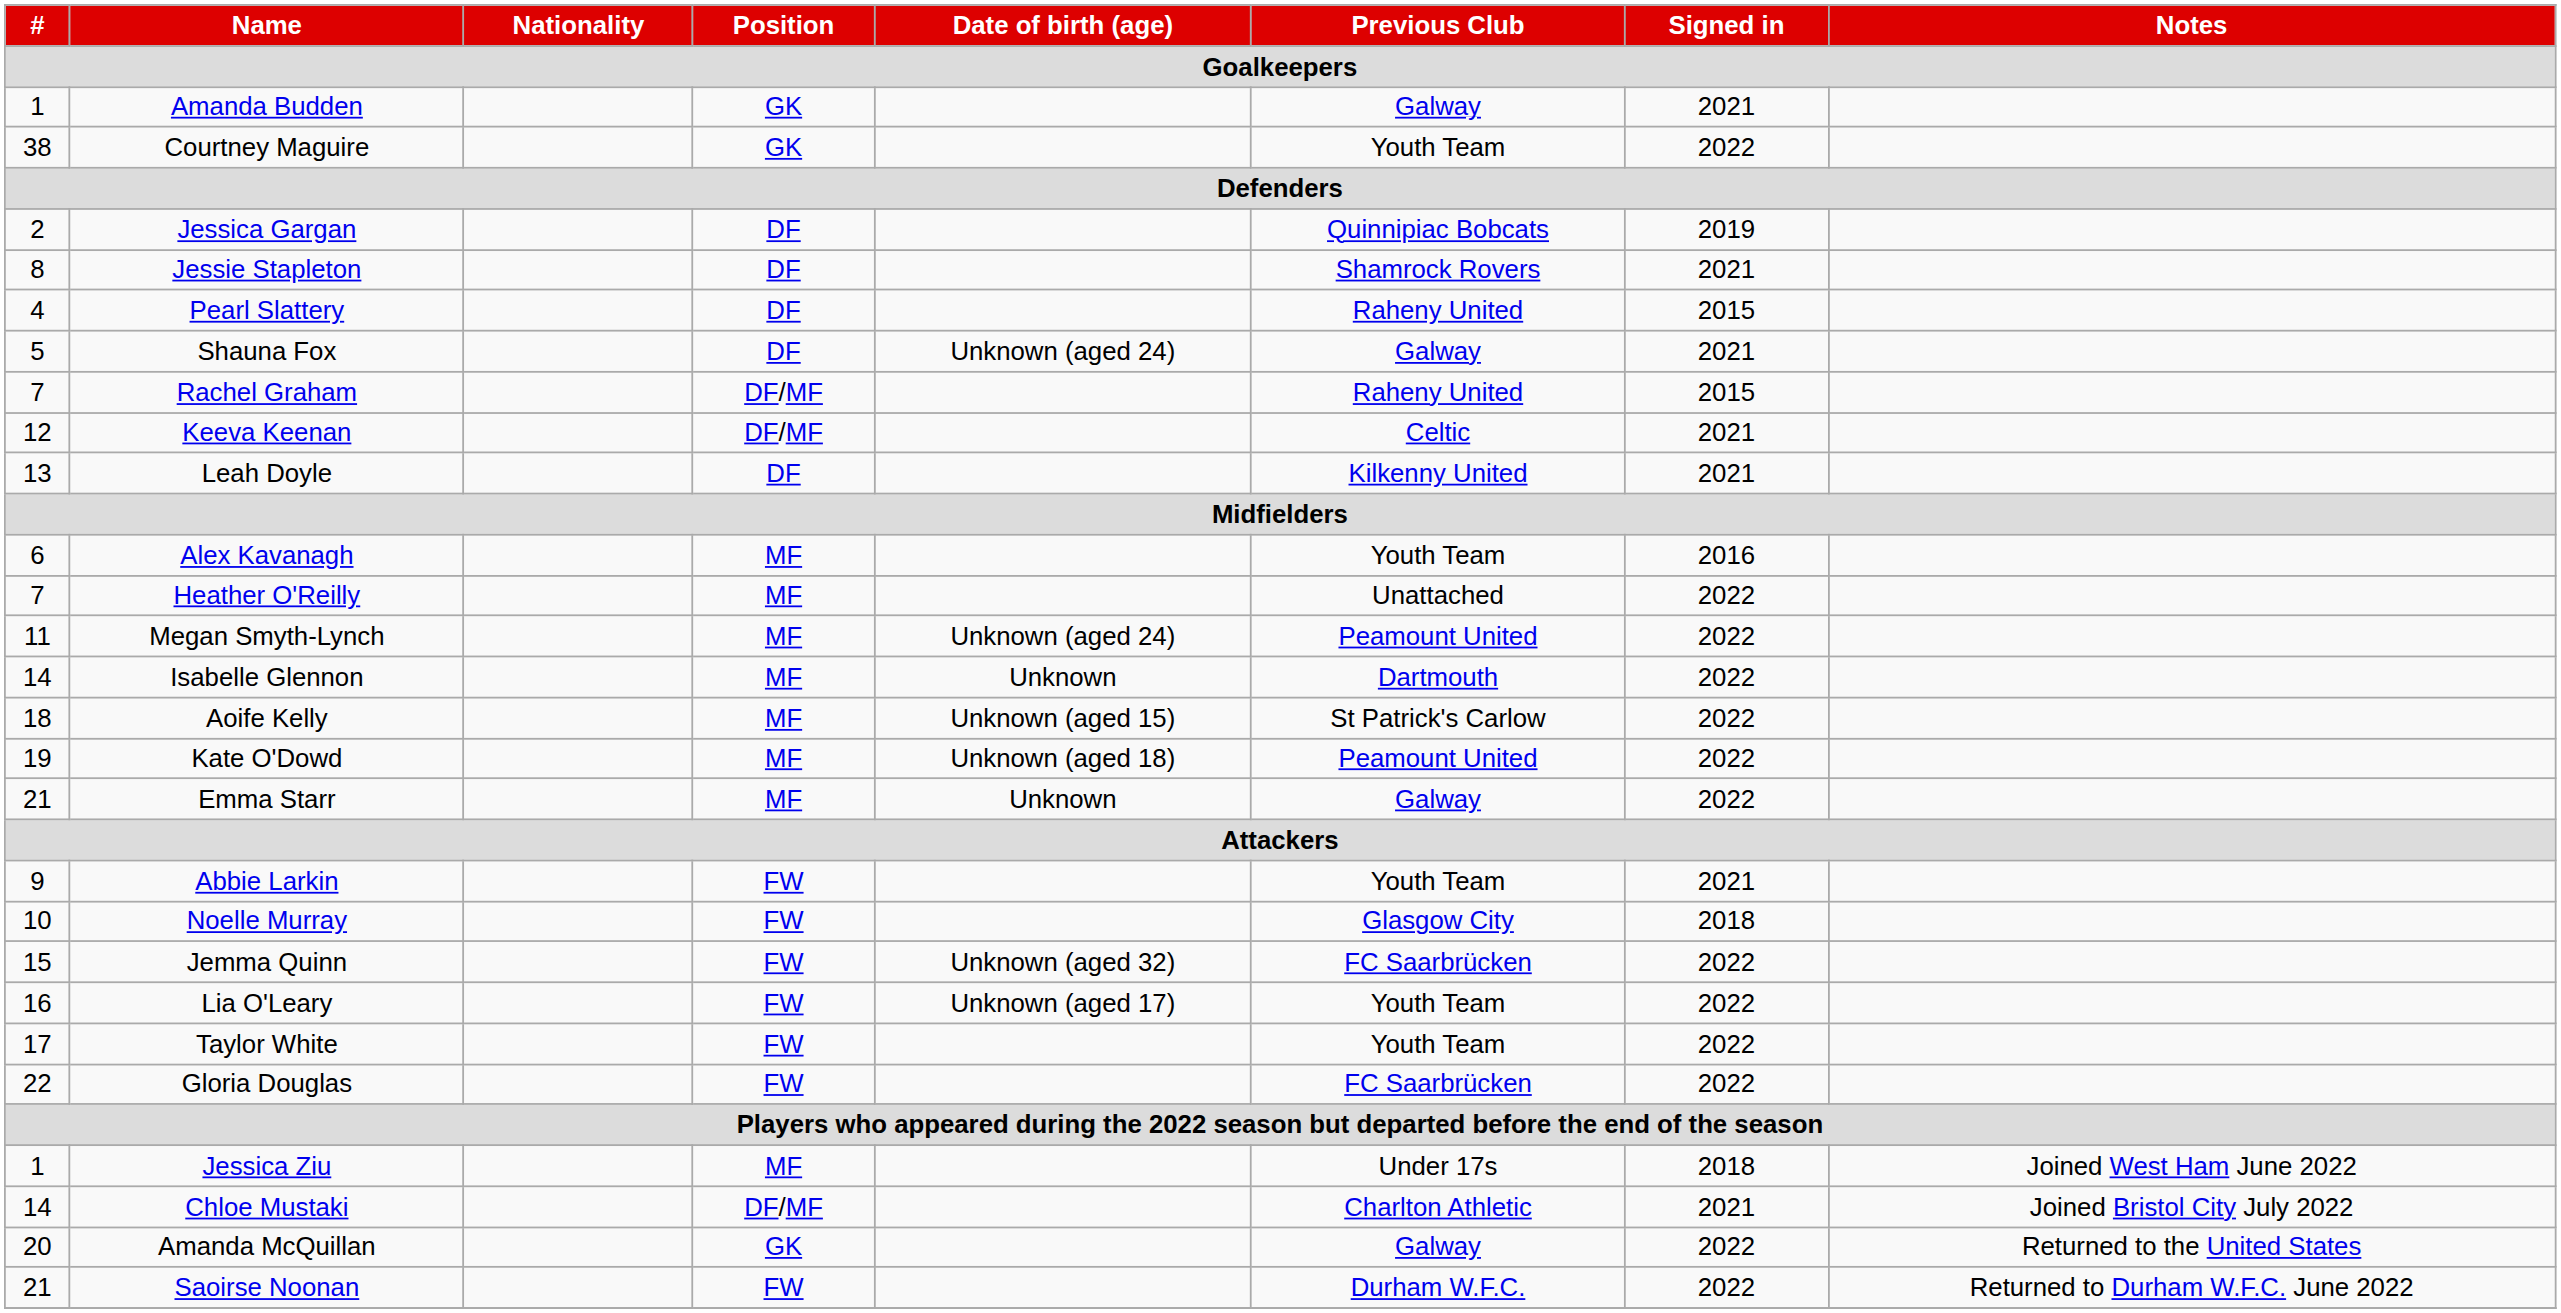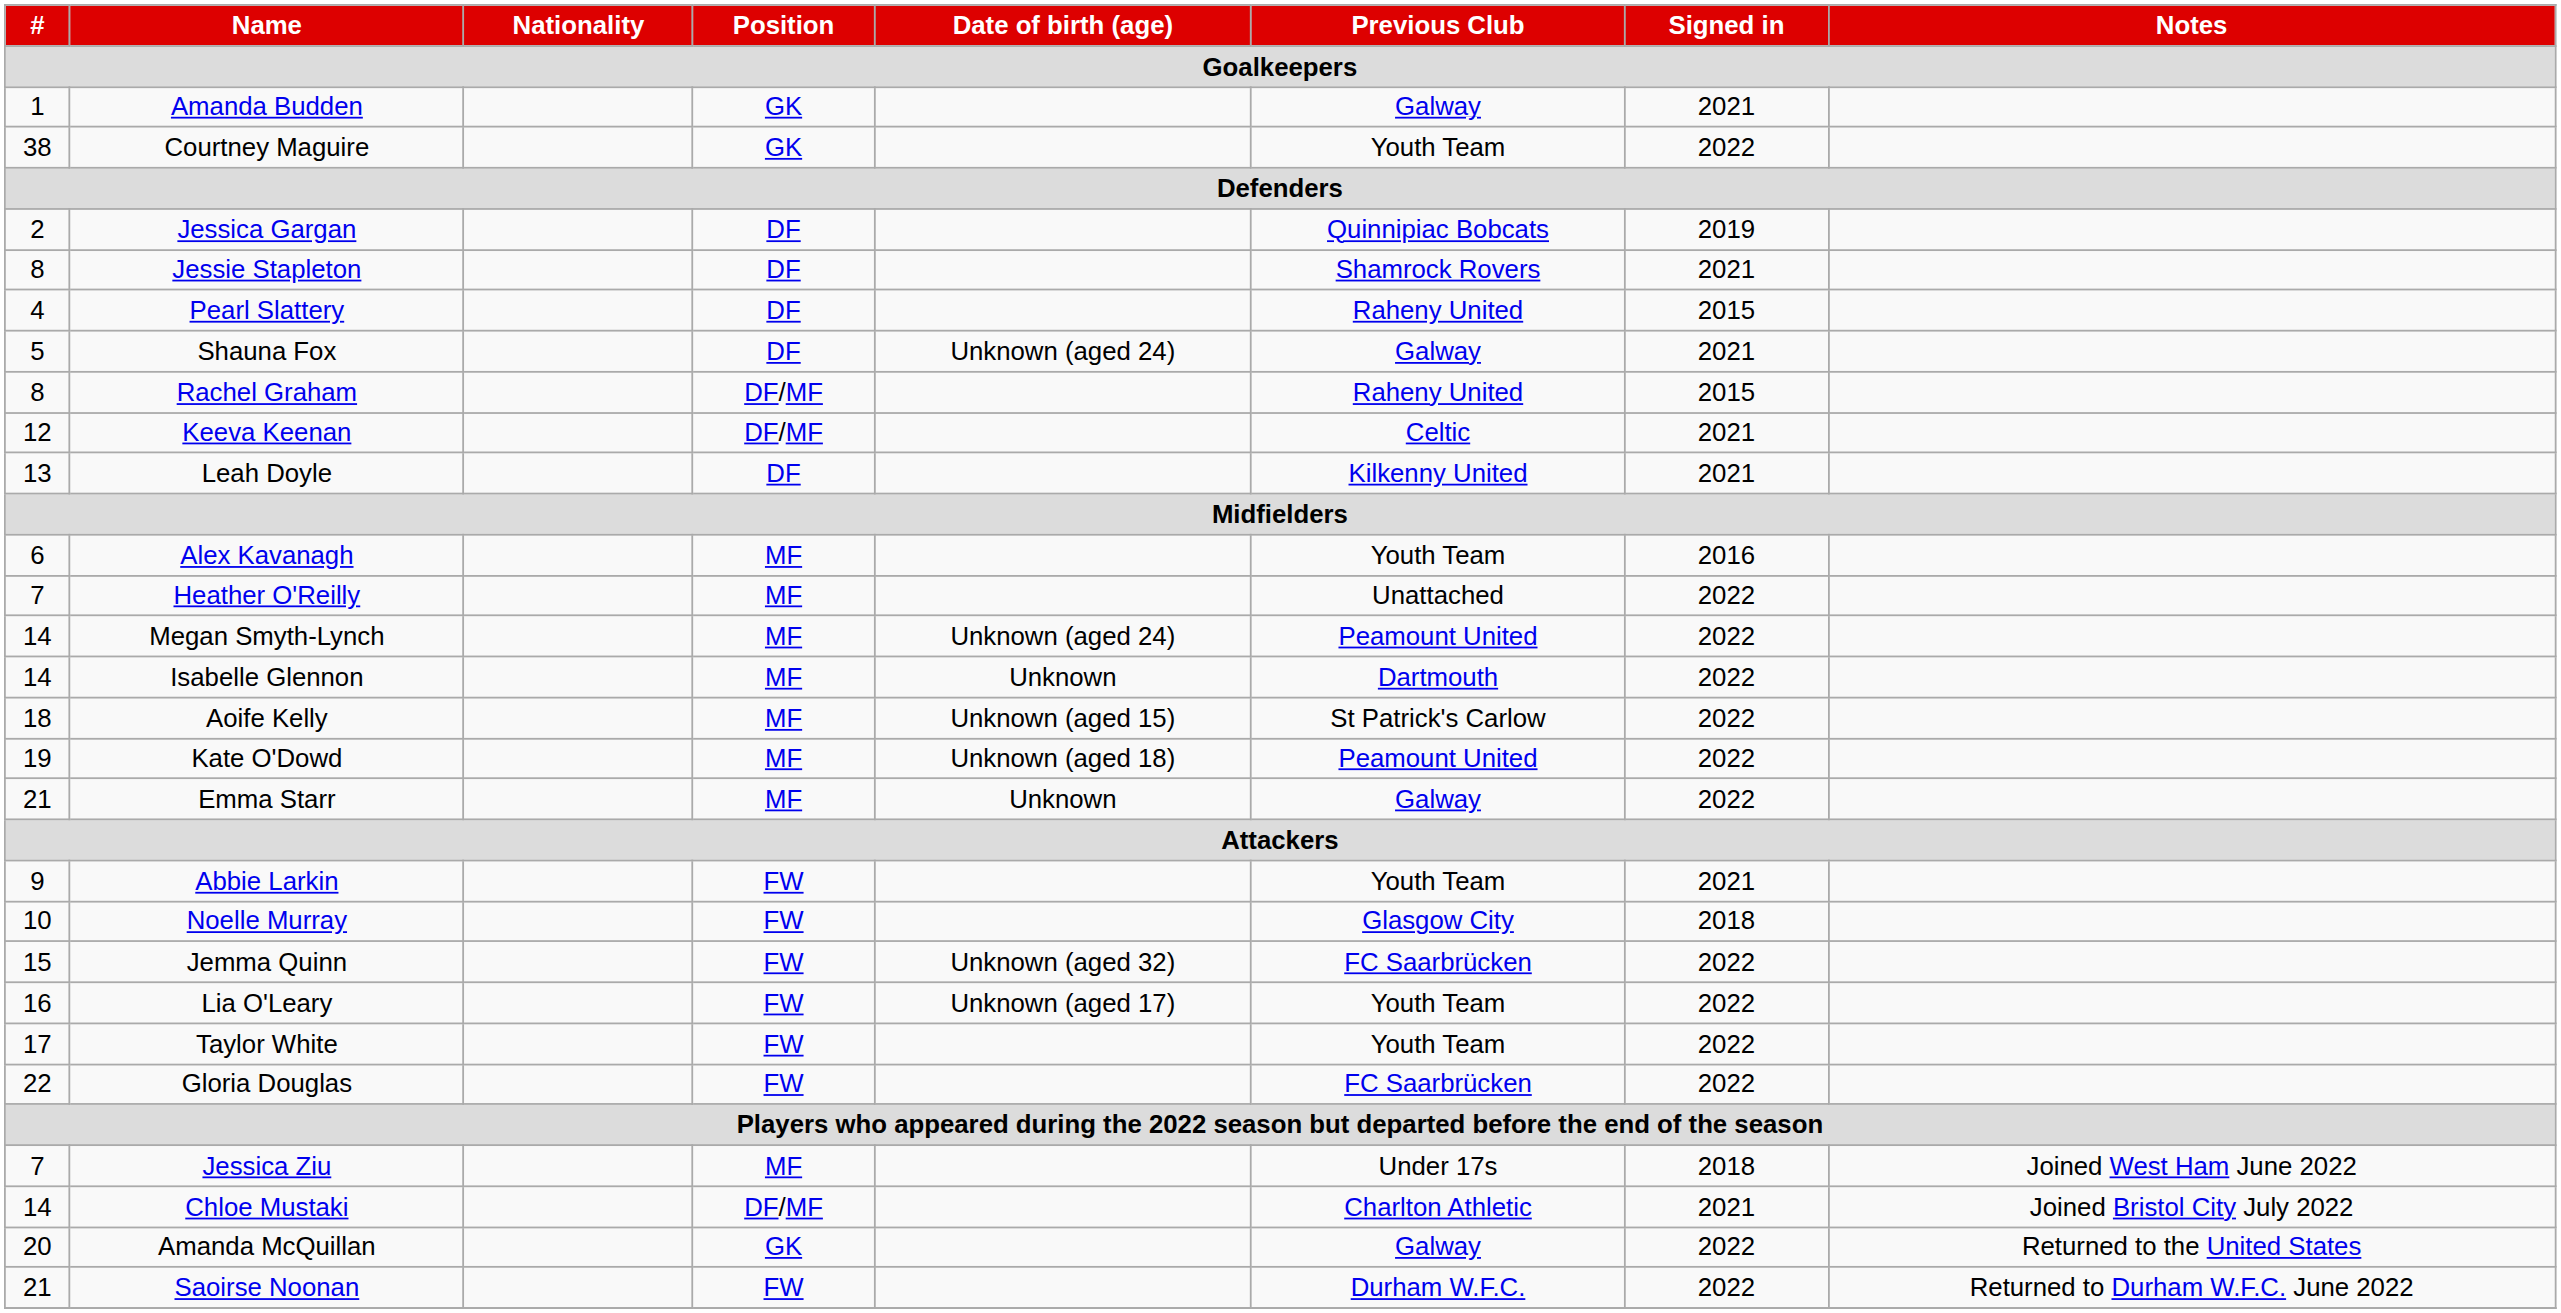(37, 392) 7 -> (37, 392) 8
(37, 636) 11 -> (37, 636) 14
(37, 1166) 1 -> (37, 1166) 7
